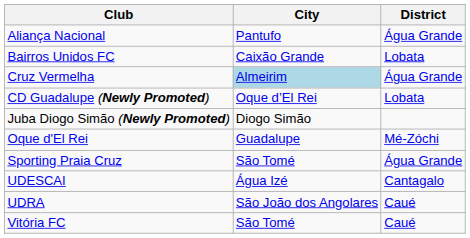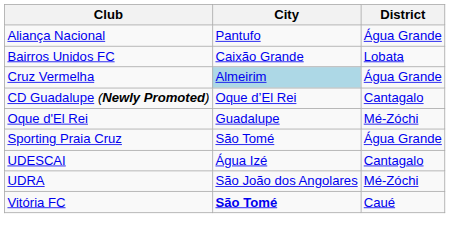(404, 98) Lobata -> (394, 98) Cantagalo
- row: (119, 118)
(400, 202) Caué -> (391, 181) Mé-Zóchi
(265, 222) normal -> (246, 202) bold
